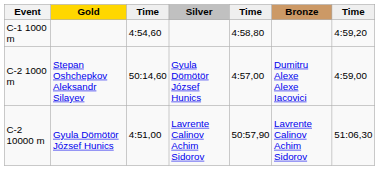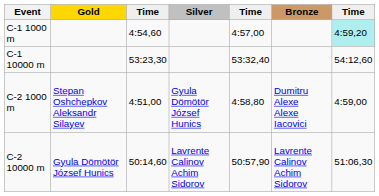(248, 33) 4:58,80 -> (248, 33) 4:57,00
(351, 33) no background -> (351, 33) paleturquoise background
+ row: (26, 59)
(148, 76) 50:14,60 -> (145, 102) 4:51,00
(248, 76) 4:57,00 -> (248, 102) 4:58,80
(145, 135) 4:51,00 -> (148, 161) 50:14,60
